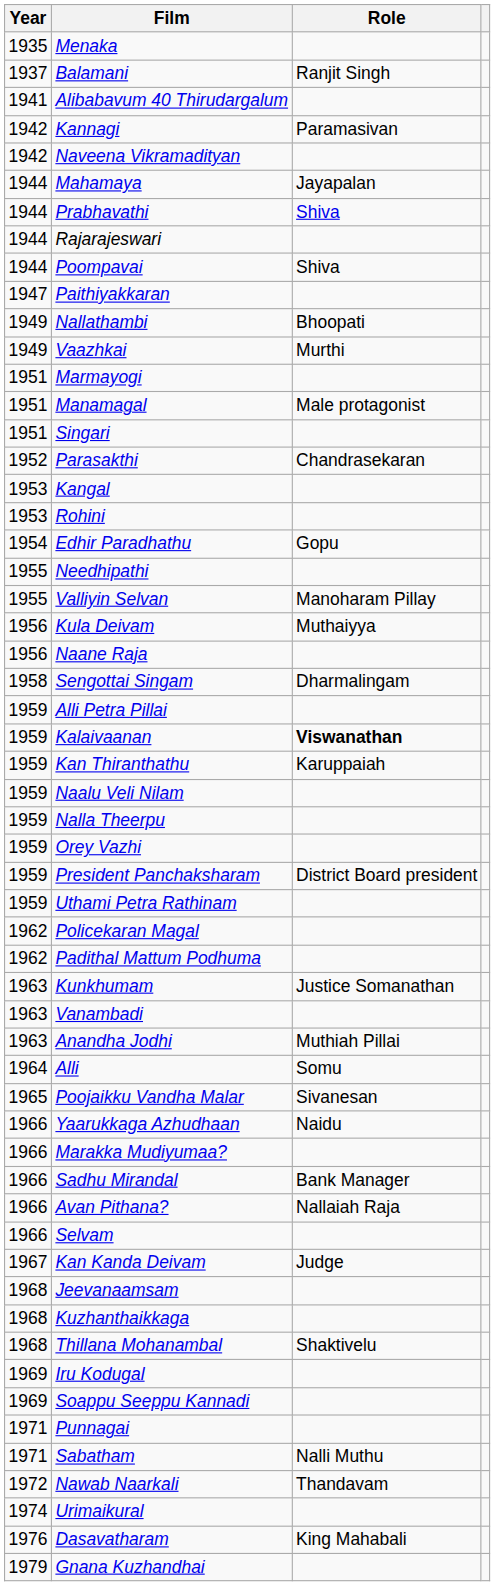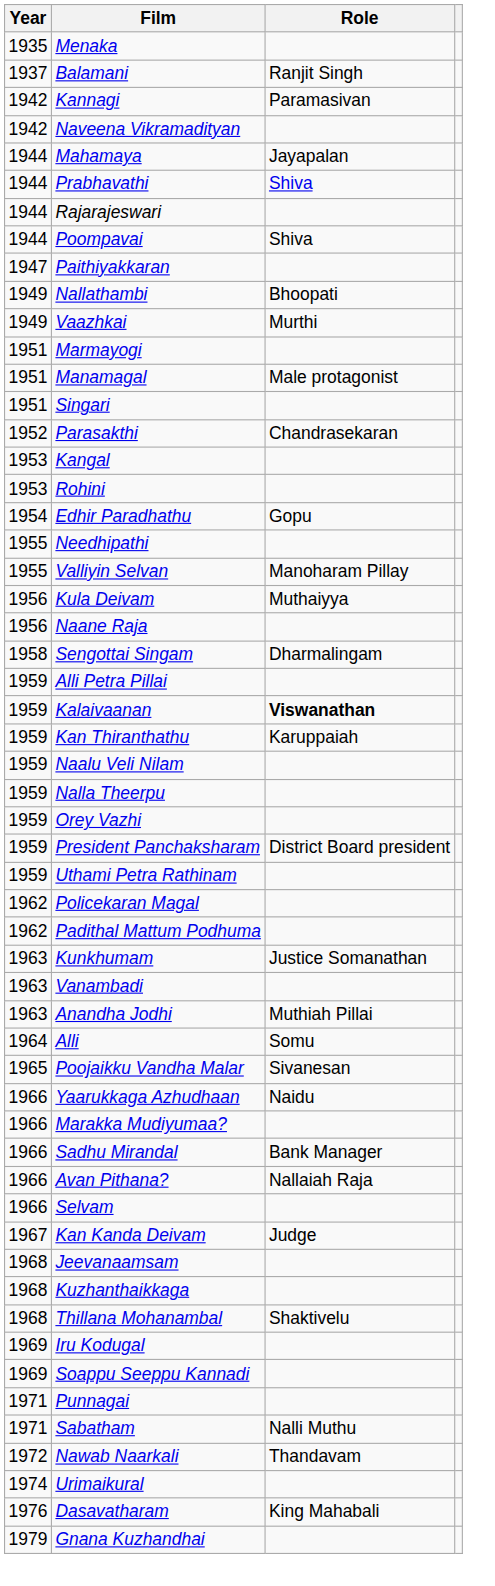- row: (172, 101)
